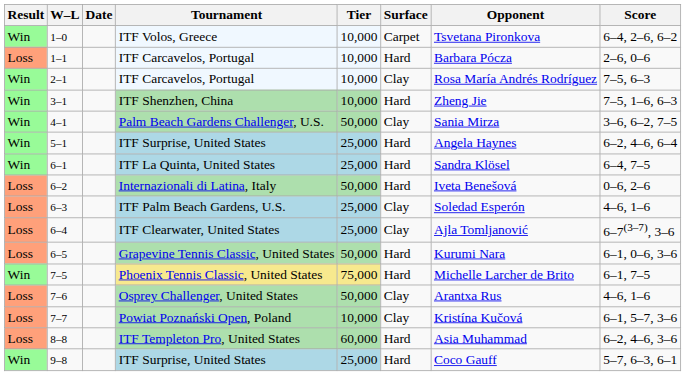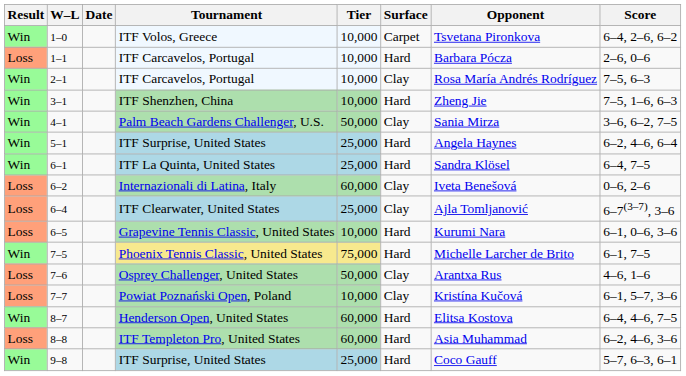(359, 185) 50,000 -> (359, 185) 60,000
(397, 185) Hard -> (396, 185) Clay
- row: (59, 207)
(359, 253) 50,000 -> (359, 231) 10,000
+ row: (59, 318)
